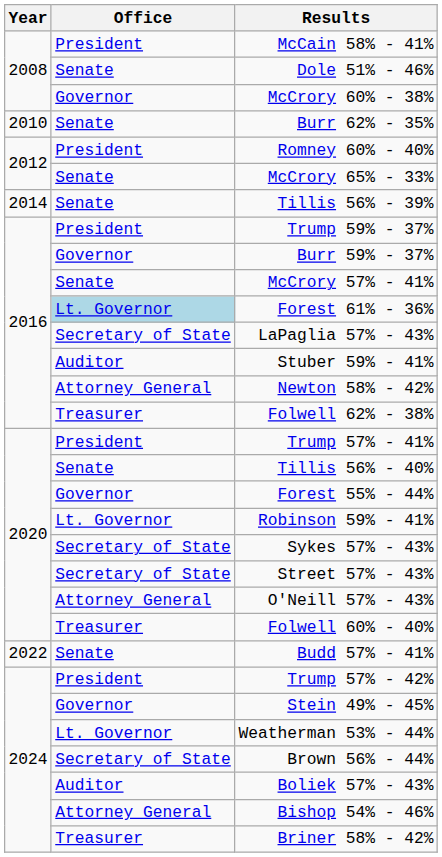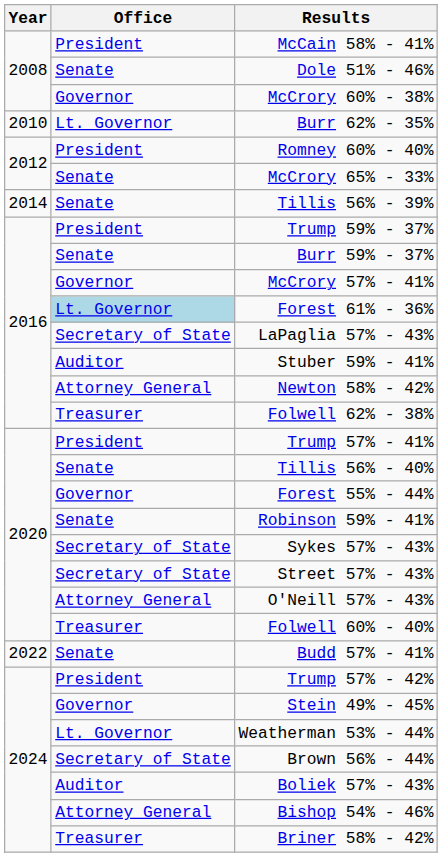(85, 124) Senate -> (114, 124) Lt. Governor
(94, 256) Governor -> (85, 256) Senate
(85, 283) Senate -> (94, 283) Governor
(114, 521) Lt. Governor -> (85, 521) Senate
